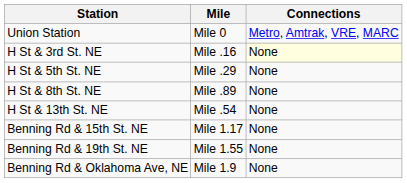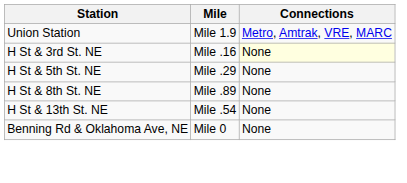(210, 33) Mile 0 -> (215, 33) Mile 1.9
- row: (77, 129)
- row: (77, 149)
(215, 168) Mile 1.9 -> (210, 129) Mile 0
